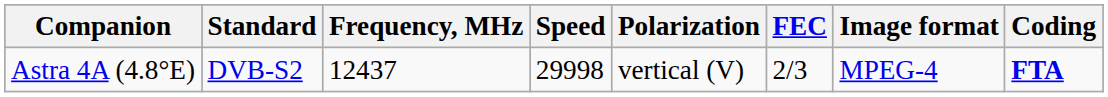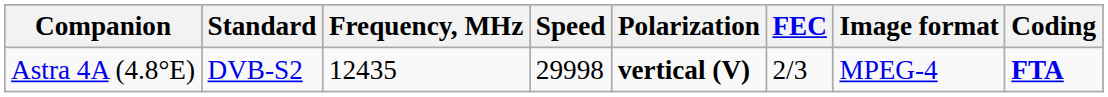(363, 69) 12437 -> (363, 69) 12435
(681, 69) normal -> (684, 69) bold
